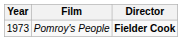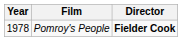(18, 28) 1973 -> (18, 28) 1978
